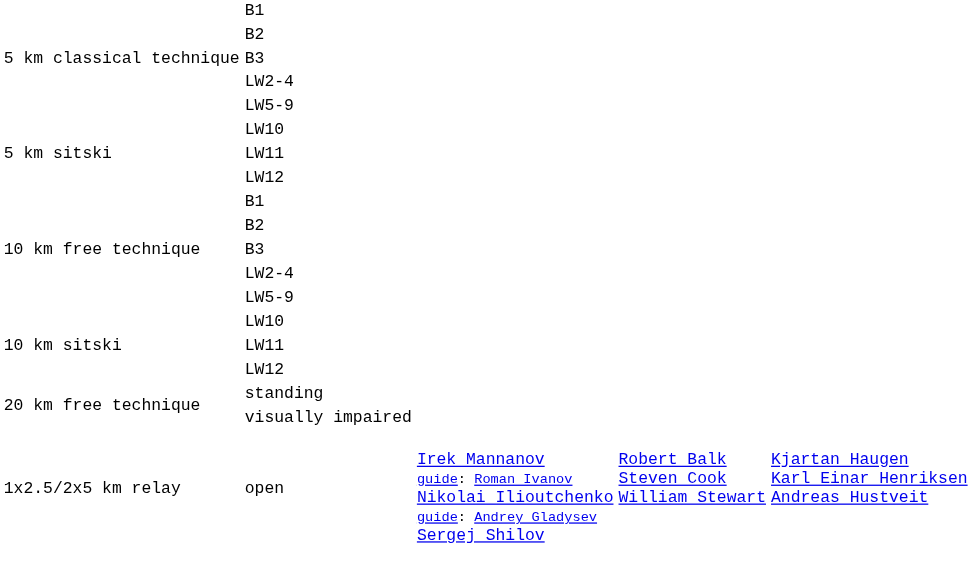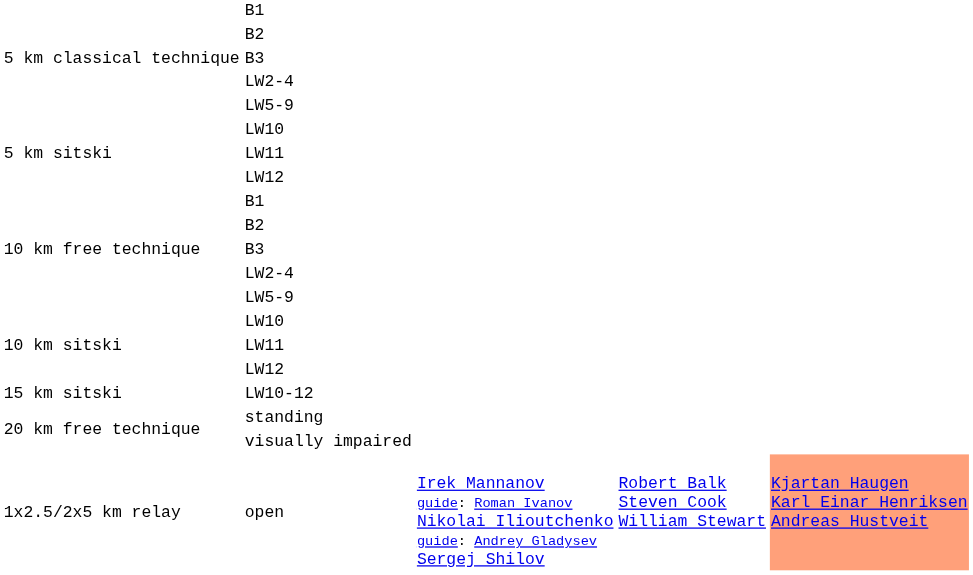+ row: (63, 393)
(869, 479) no background -> (869, 503) lightsalmon background
